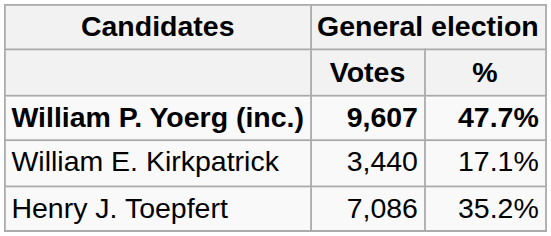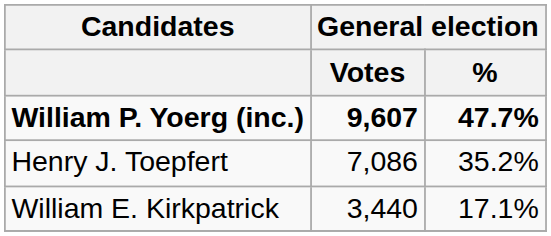rows swapped: (120, 207) <-> (145, 162)
